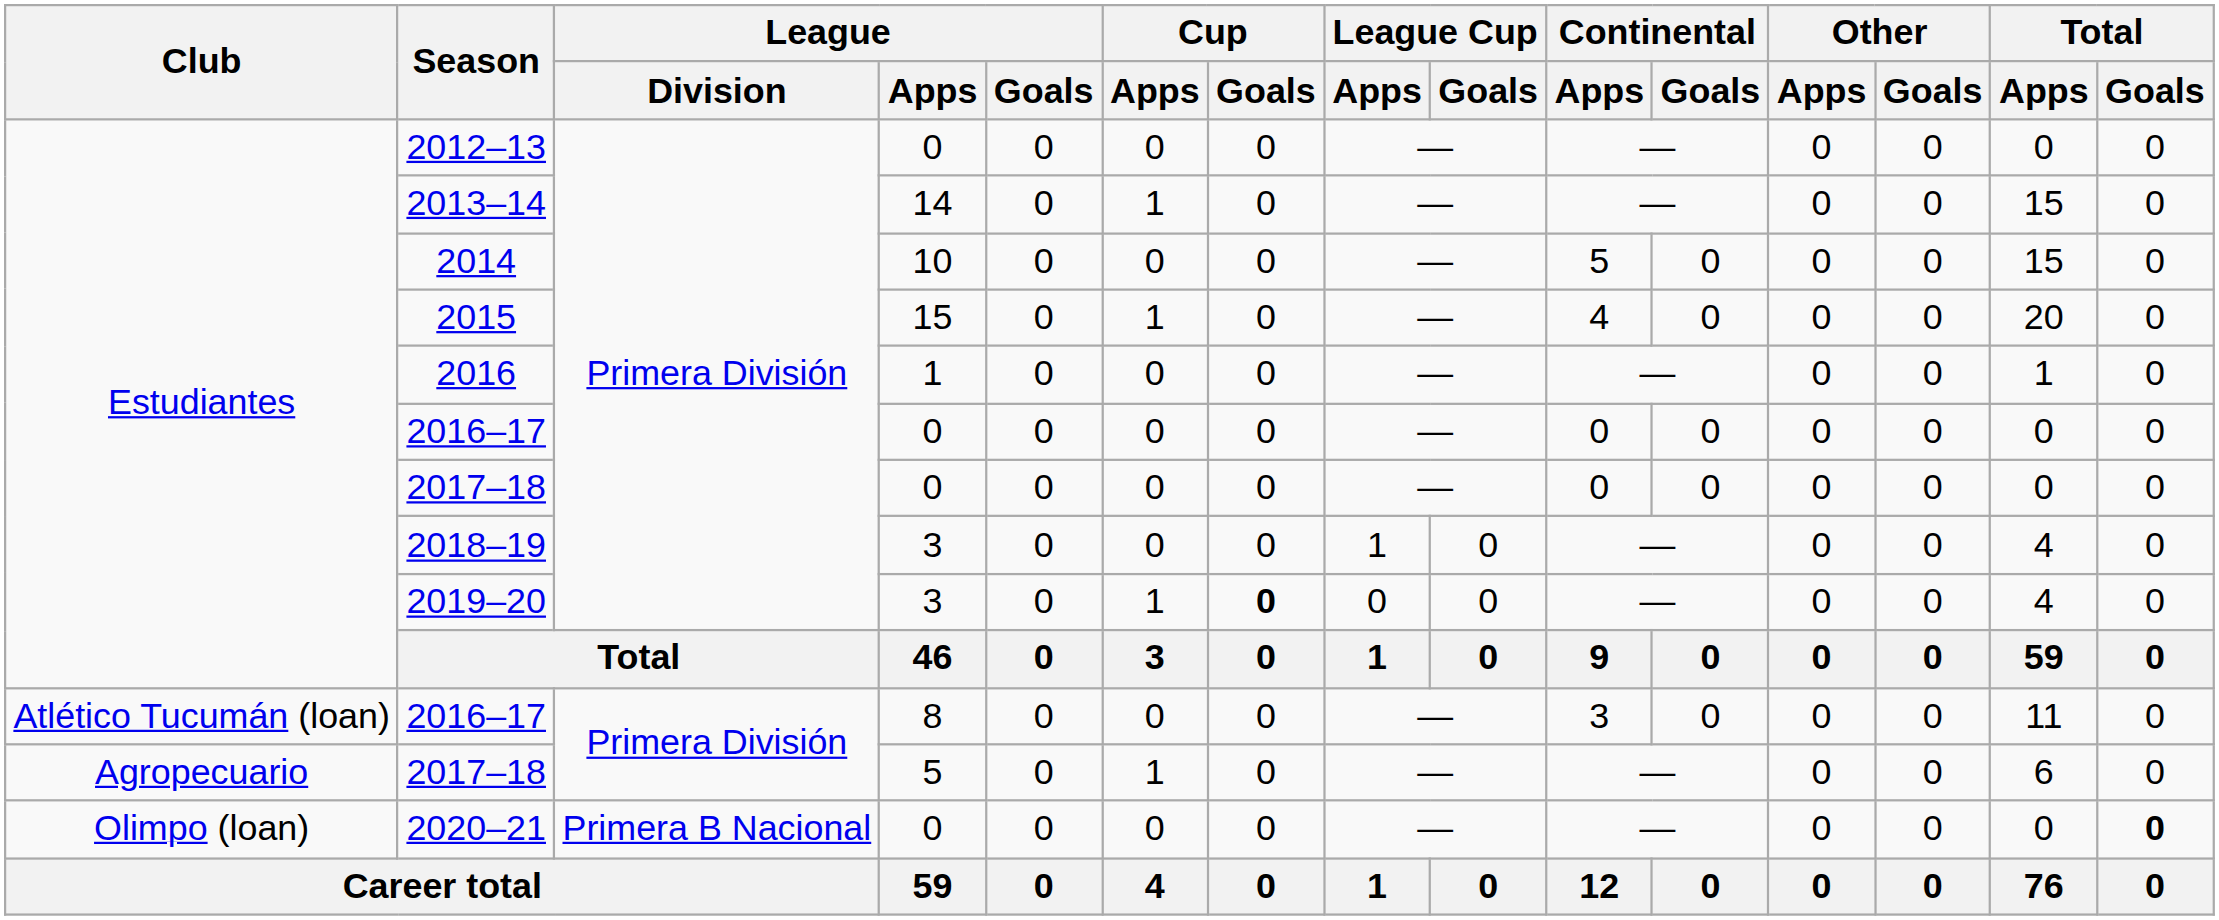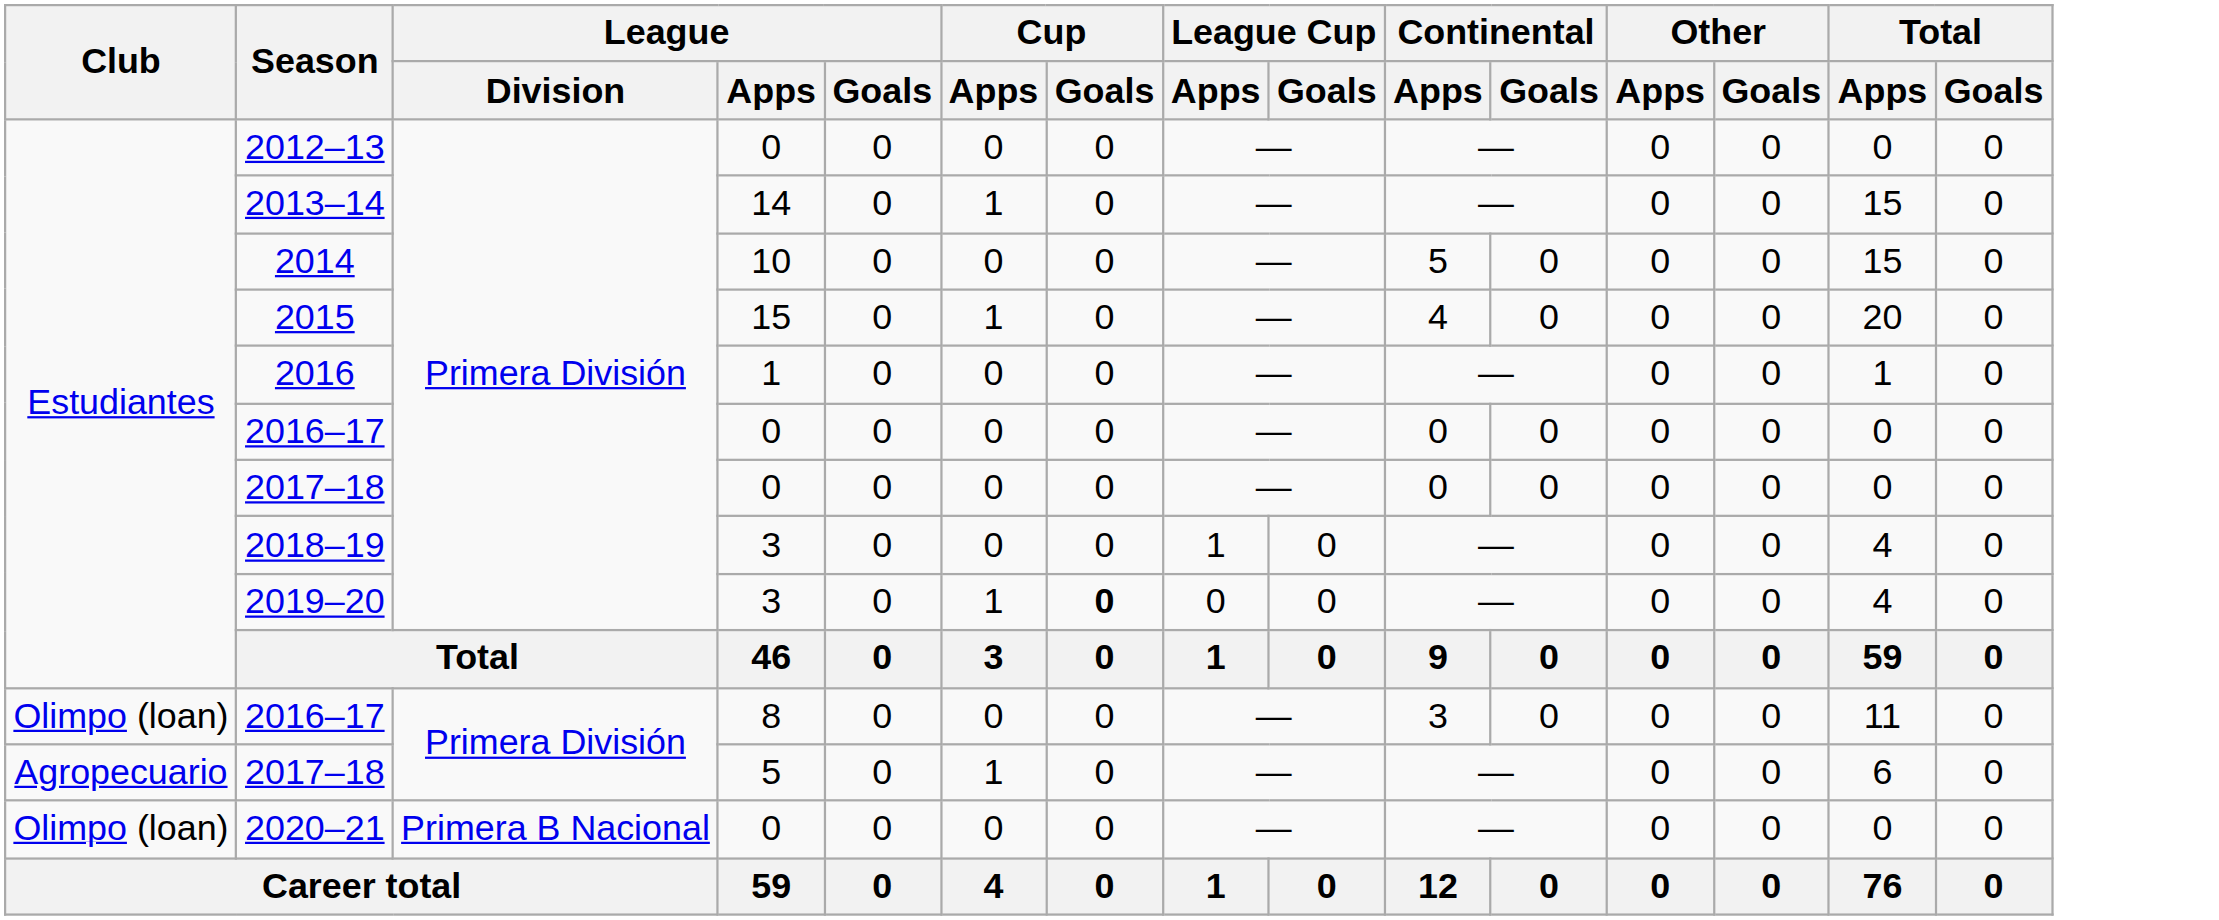(202, 715) Atlético Tucumán (loan) -> (121, 715) Olimpo (loan)
(2155, 828) bold -> (1994, 828) normal
